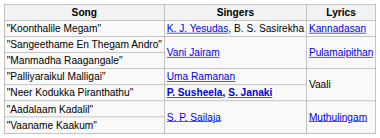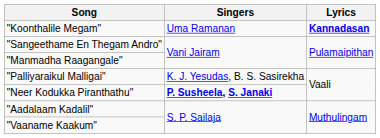(235, 29) K. J. Yesudas, B. S. Sasirekha -> (201, 29) Uma Ramanan
(337, 29) normal -> (339, 29) bold
(201, 77) Uma Ramanan -> (235, 77) K. J. Yesudas, B. S. Sasirekha
